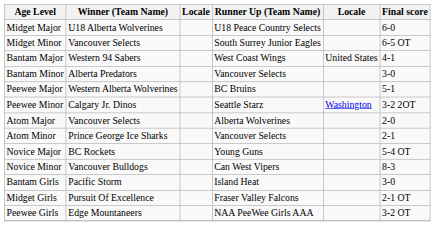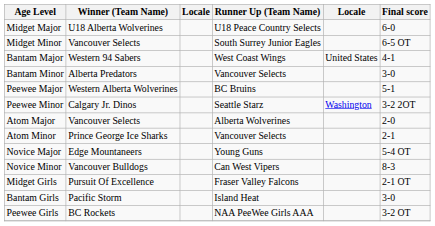(92, 151) BC Rockets -> (105, 151) Edge Mountaneers
rows swapped: (32, 197) <-> (33, 182)
(105, 213) Edge Mountaneers -> (92, 213) BC Rockets
